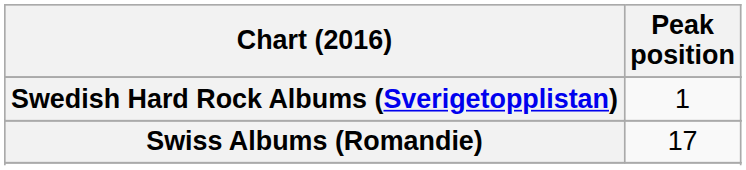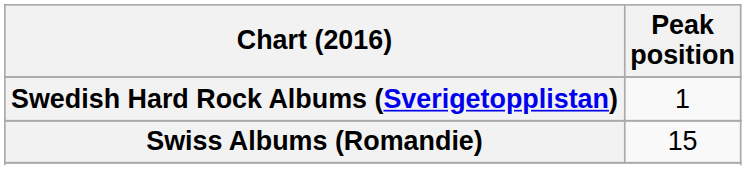(683, 141) 17 -> (683, 141) 15
